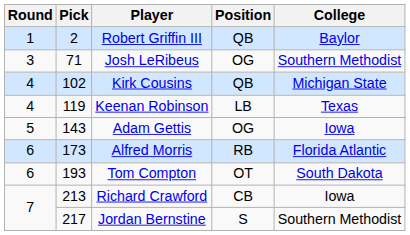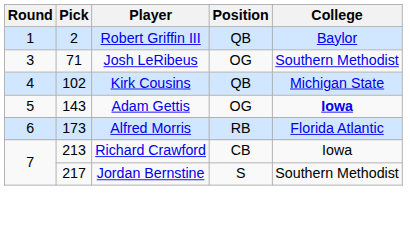- row: (152, 106)
(339, 128) normal -> (337, 106) bold
- row: (152, 173)
